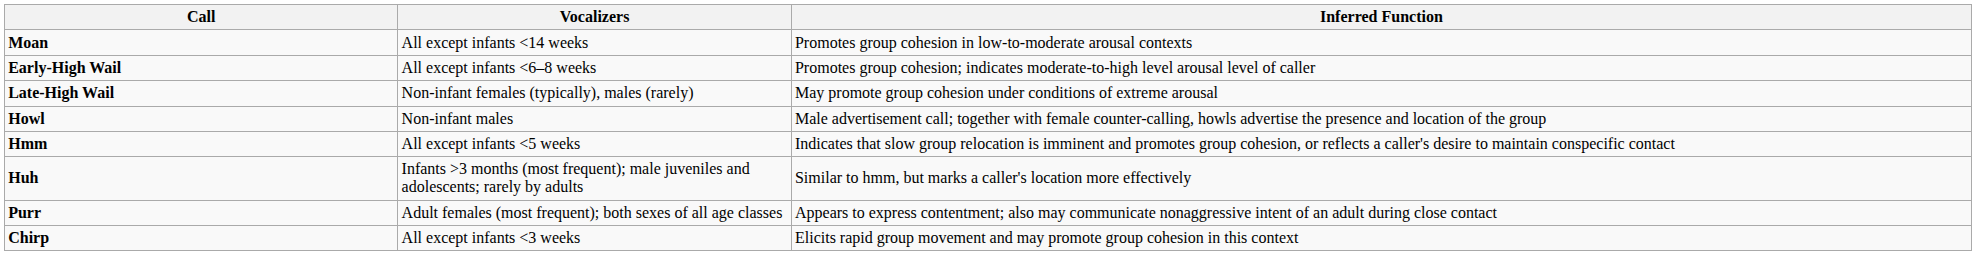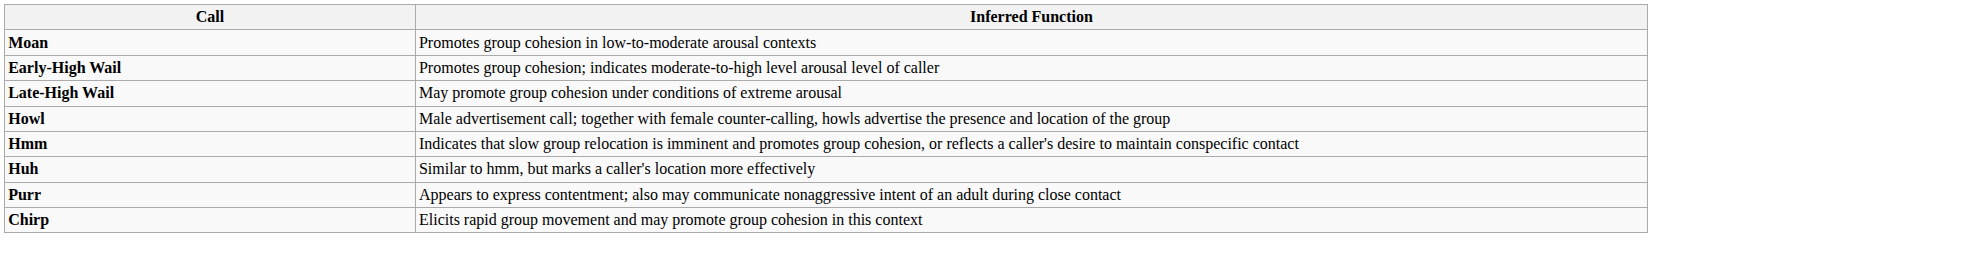- column: (595, 17)
